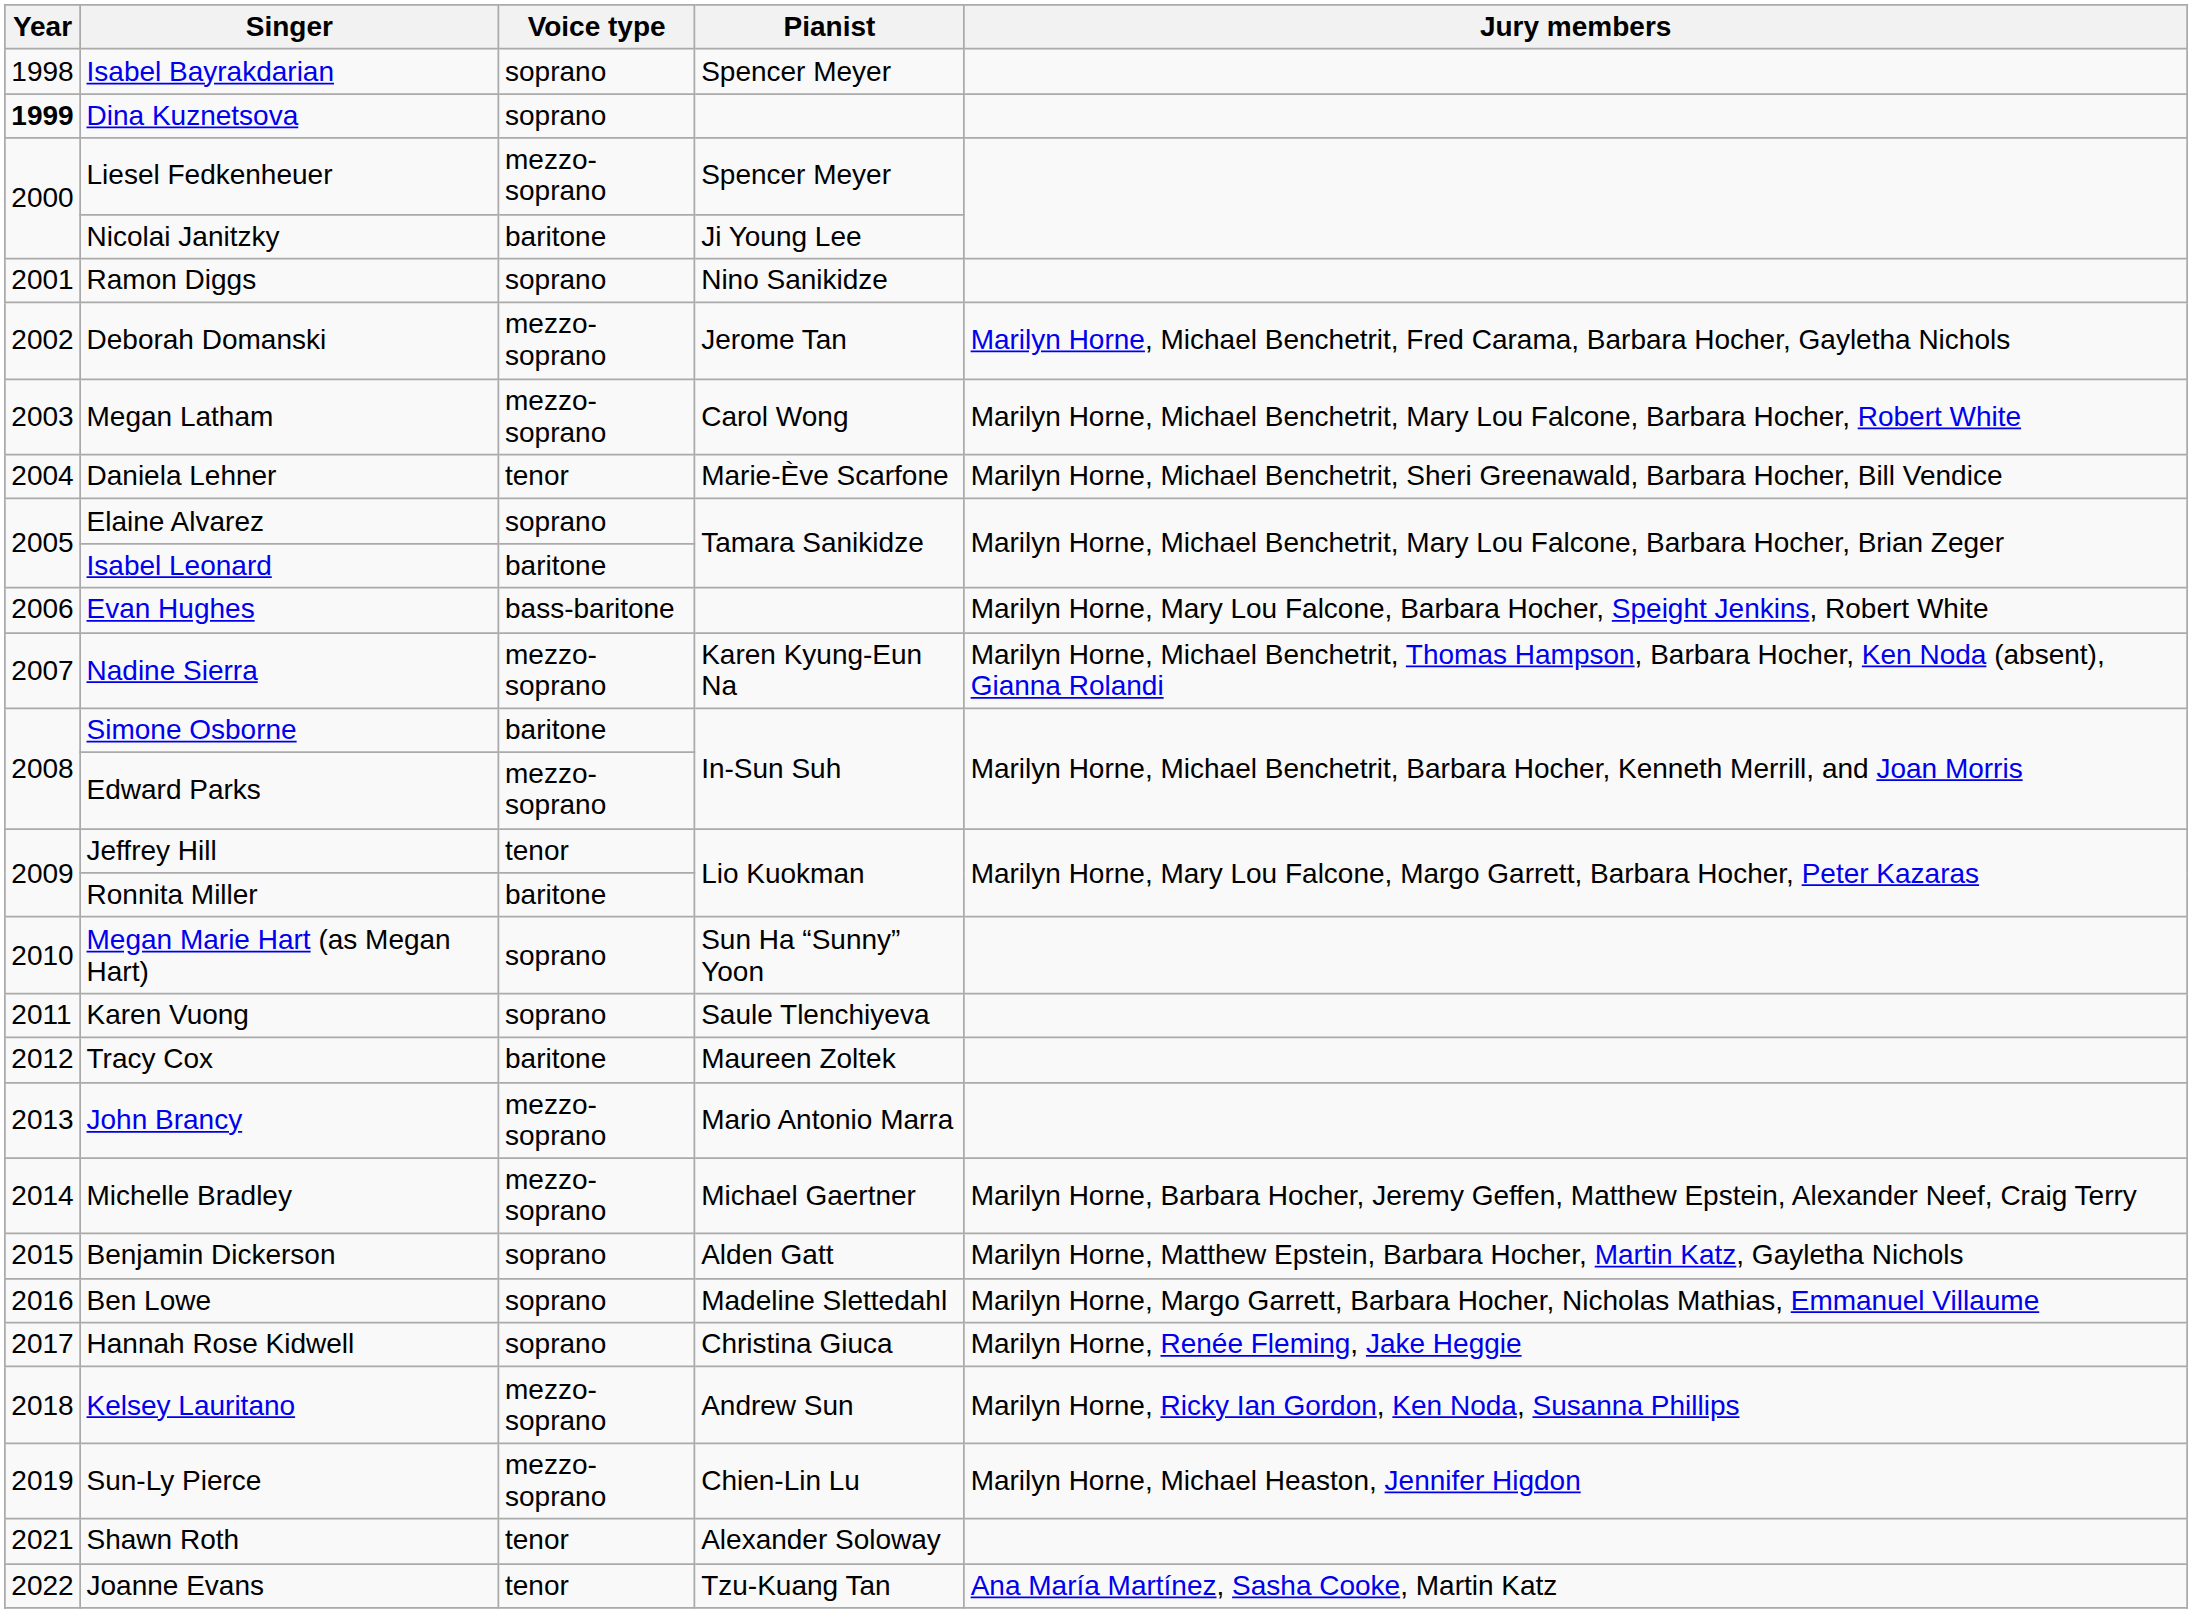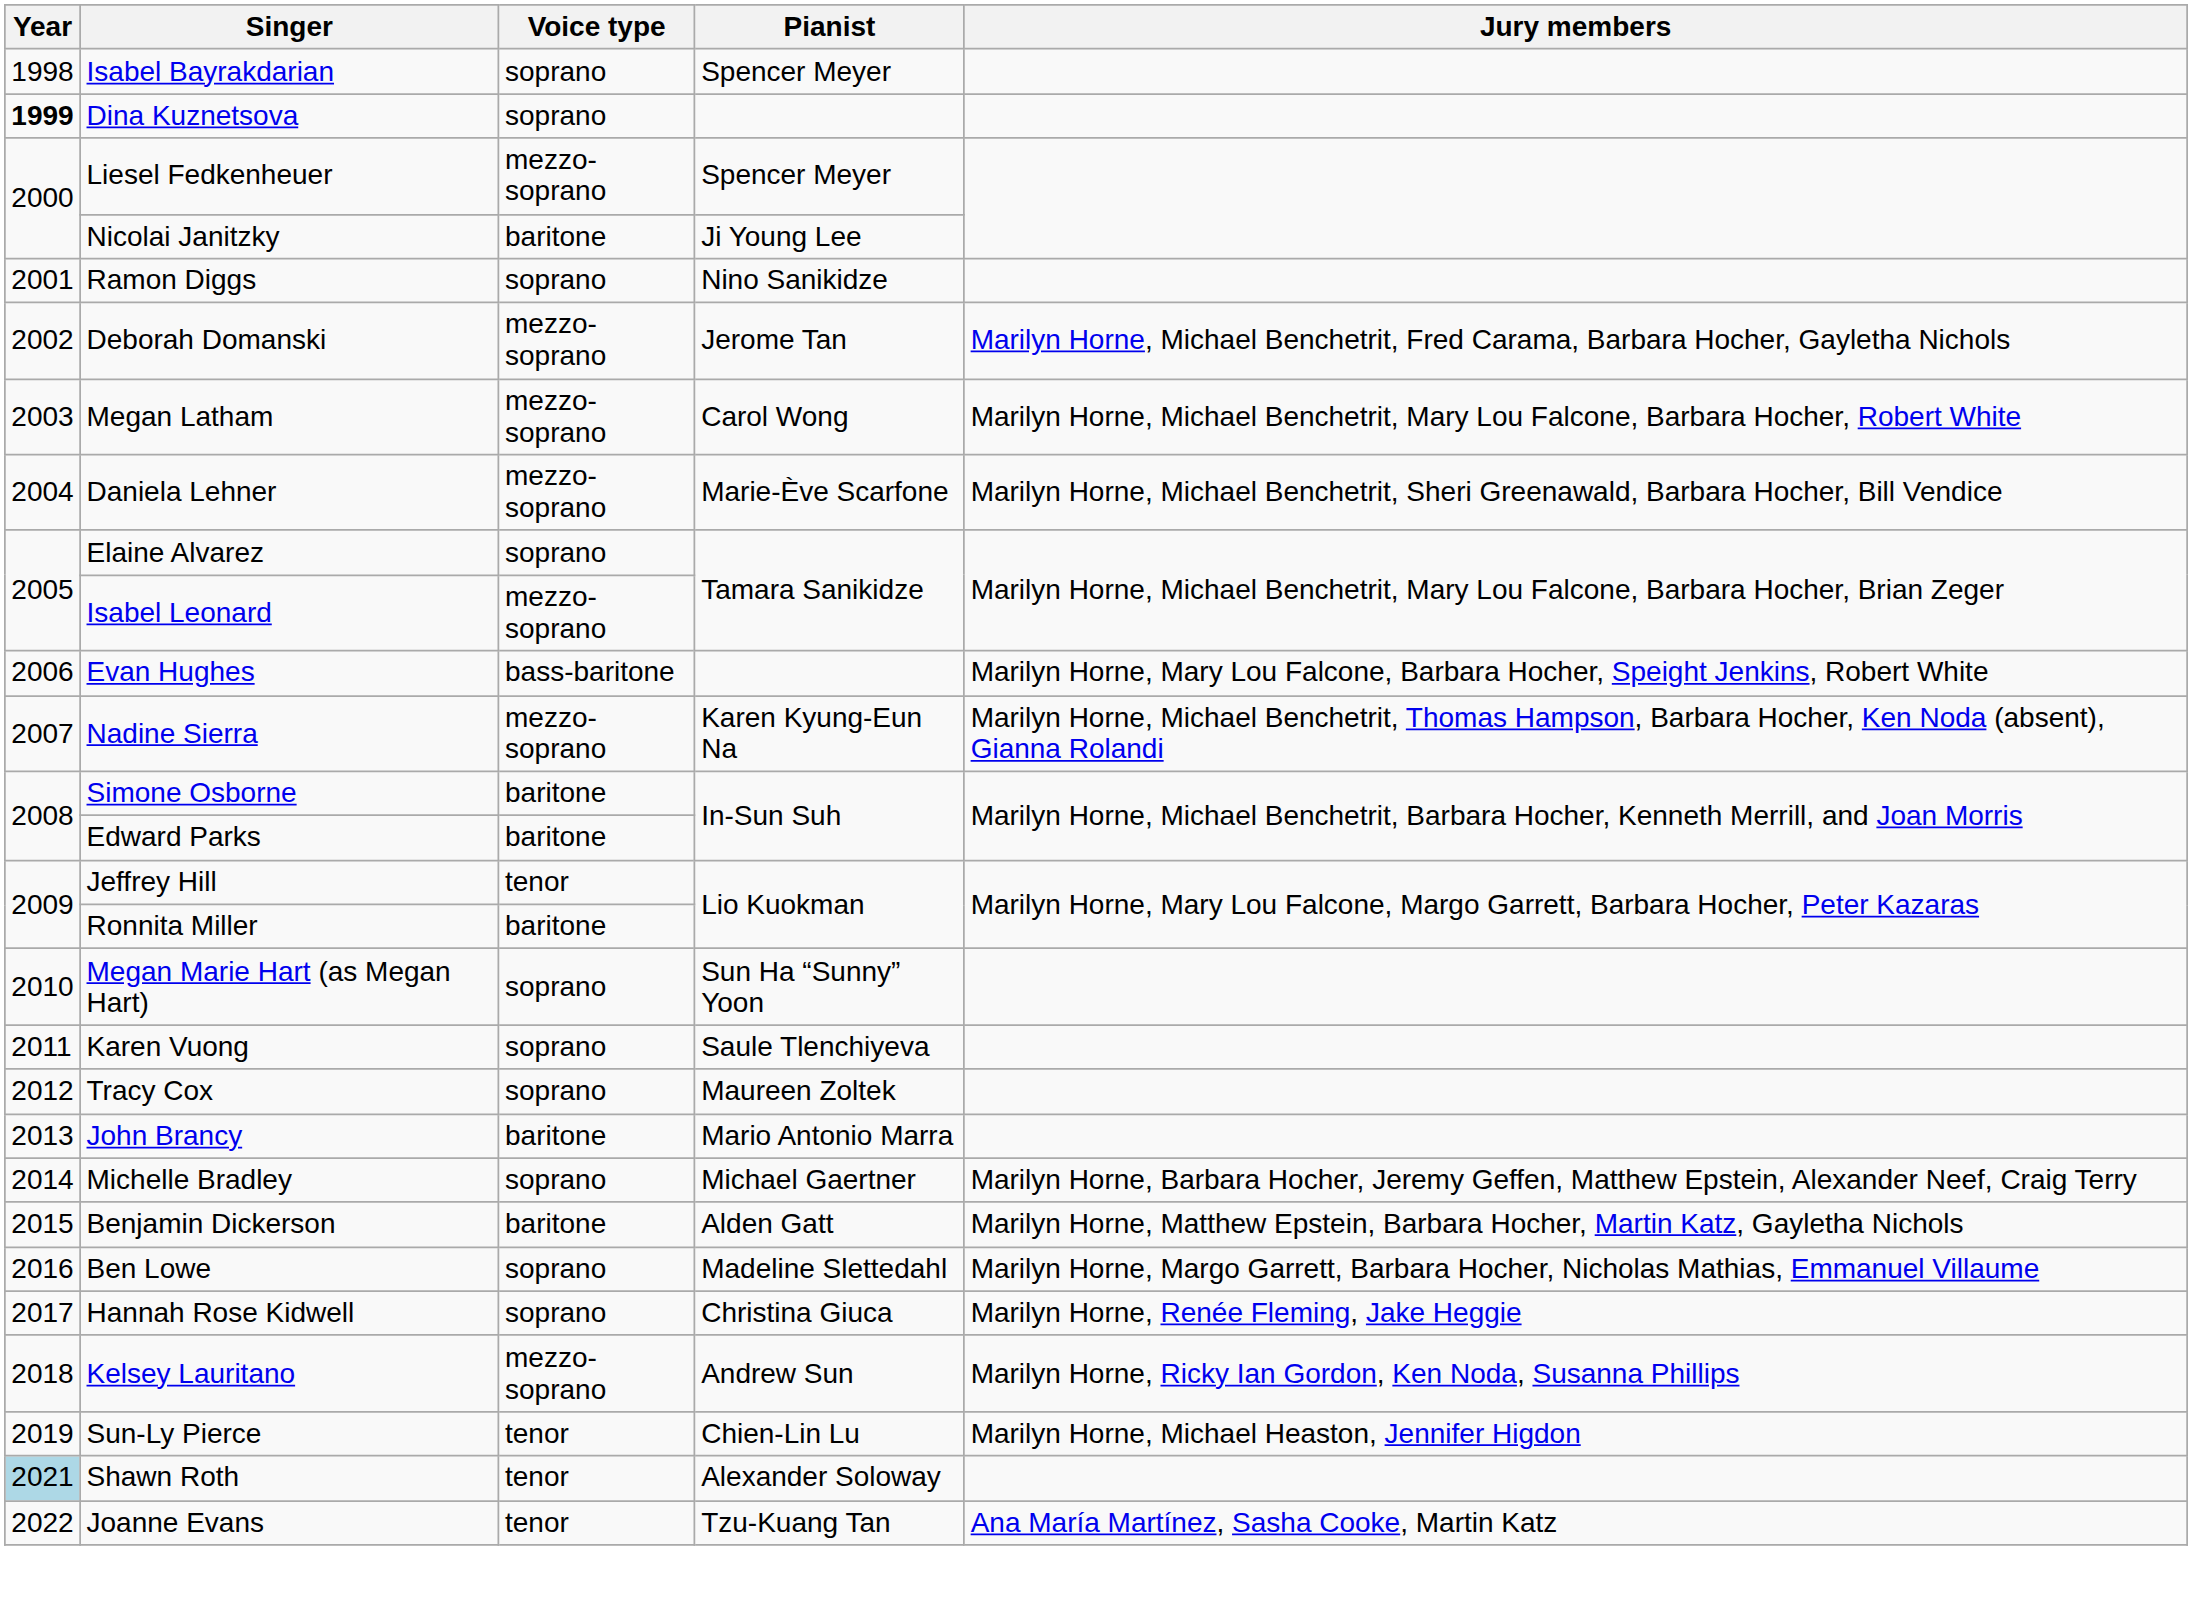(537, 476) tenor -> (556, 492) mezzo-soprano
(556, 565) baritone -> (556, 612) mezzo-soprano
(556, 790) mezzo-soprano -> (556, 837) baritone
(556, 1059) baritone -> (556, 1090) soprano
(556, 1119) mezzo-soprano -> (556, 1135) baritone
(556, 1195) mezzo-soprano -> (556, 1179) soprano
(556, 1255) soprano -> (556, 1224) baritone
(556, 1480) mezzo-soprano -> (537, 1433) tenor
(42, 1540) no background -> (42, 1477) lightblue background
